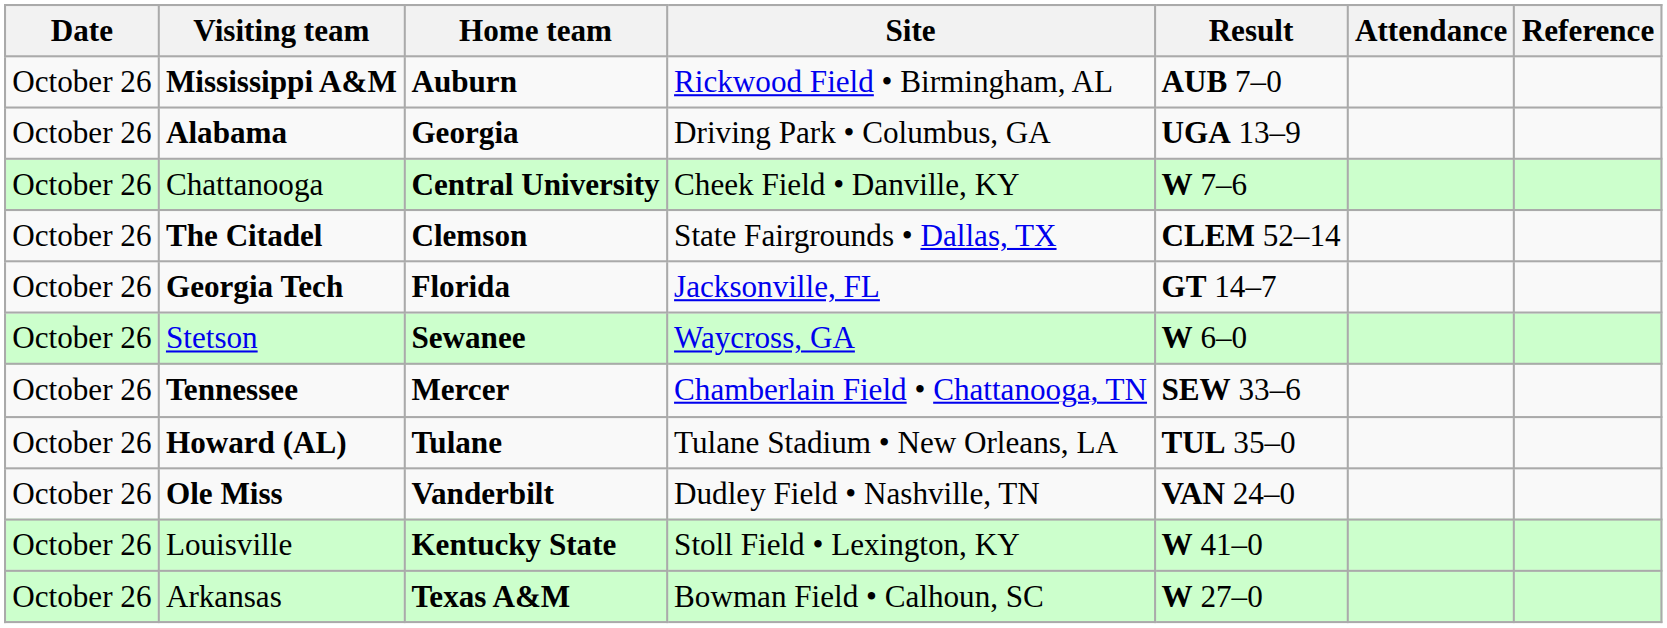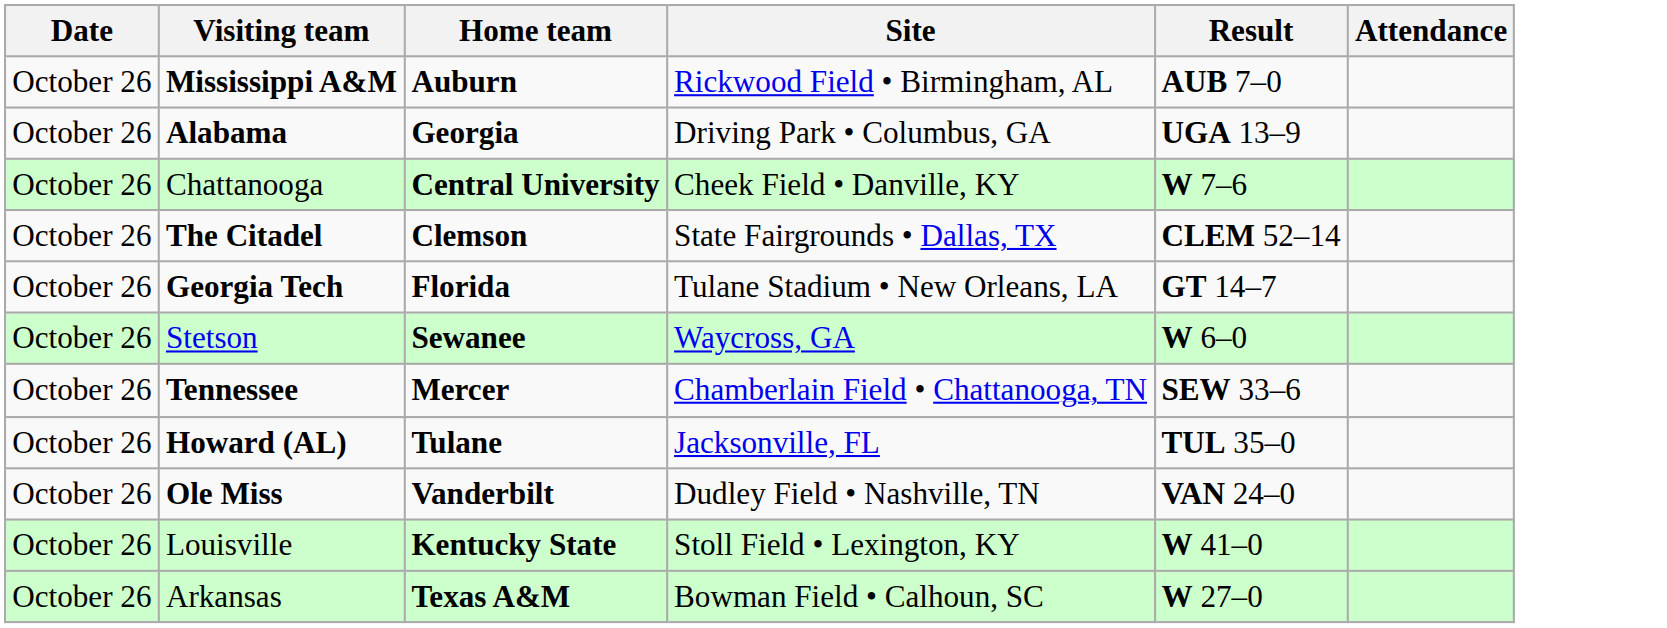- column: (1588, 30)
(777, 287) Jacksonville, FL -> (896, 287) Tulane Stadium • New Orleans, LA
(896, 441) Tulane Stadium • New Orleans, LA -> (777, 441) Jacksonville, FL
